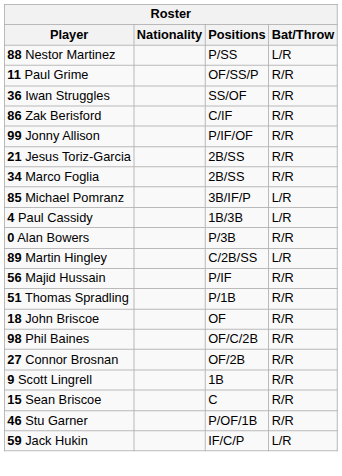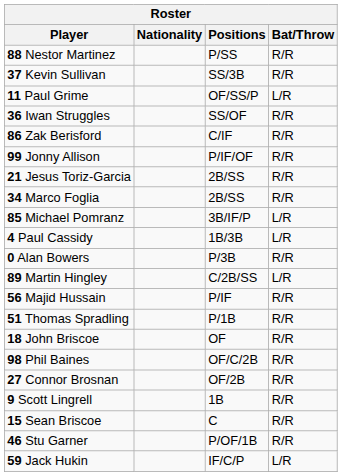(282, 55) L/R -> (283, 55) R/R
+ row: (56, 75)
(283, 75) R/R -> (282, 95) L/R
